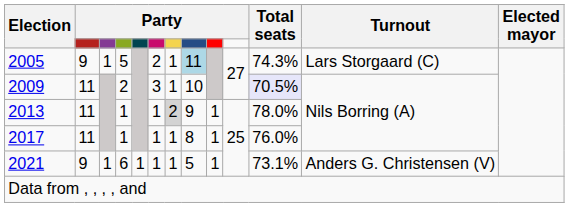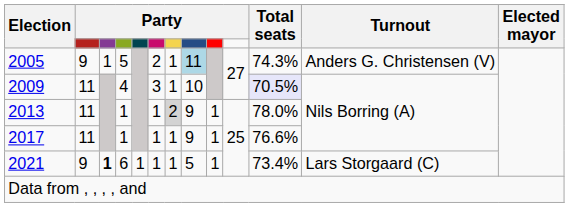(372, 61) Lars Storgaard (C) -> (400, 61) Anders G. Christensen (V)
(124, 86) 2 -> (124, 86) 4
(189, 138) 8 -> (189, 138) 9
(275, 138) 76.0% -> (275, 138) 76.6%
(107, 163) normal -> (107, 163) bold
(275, 163) 73.1% -> (275, 163) 73.4%
(400, 163) Anders G. Christensen (V) -> (372, 163) Lars Storgaard (C)
